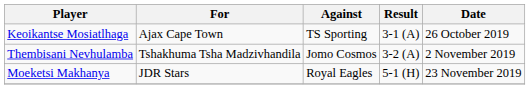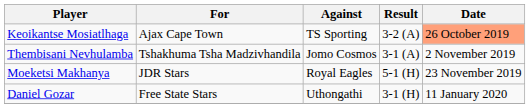(401, 34) 3-1 (A) -> (401, 34) 3-2 (A)
(467, 34) no background -> (467, 34) lightsalmon background
(401, 53) 3-2 (A) -> (401, 53) 3-1 (A)
+ row: (41, 93)
